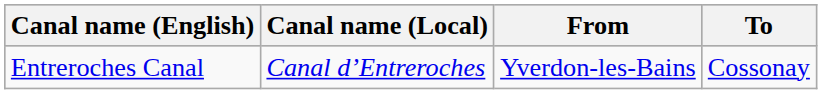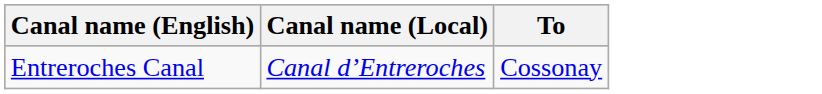- column: (598, 25)
